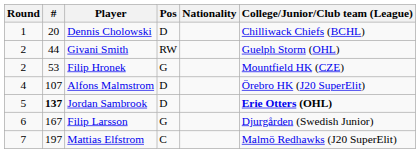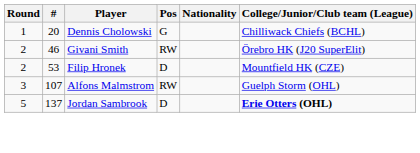(163, 31) D -> (163, 31) G
(54, 49) 44 -> (54, 49) 46
(291, 49) Guelph Storm (OHL) -> (303, 49) Örebro HK (J20 SuperElit)
(163, 67) G -> (163, 67) D
(23, 85) 4 -> (23, 85) 3
(163, 85) D -> (168, 85) RW
(303, 85) Örebro HK (J20 SuperElit) -> (291, 85) Guelph Storm (OHL)
(54, 103) bold -> (54, 103) normal
- row: (97, 121)
- row: (106, 139)
